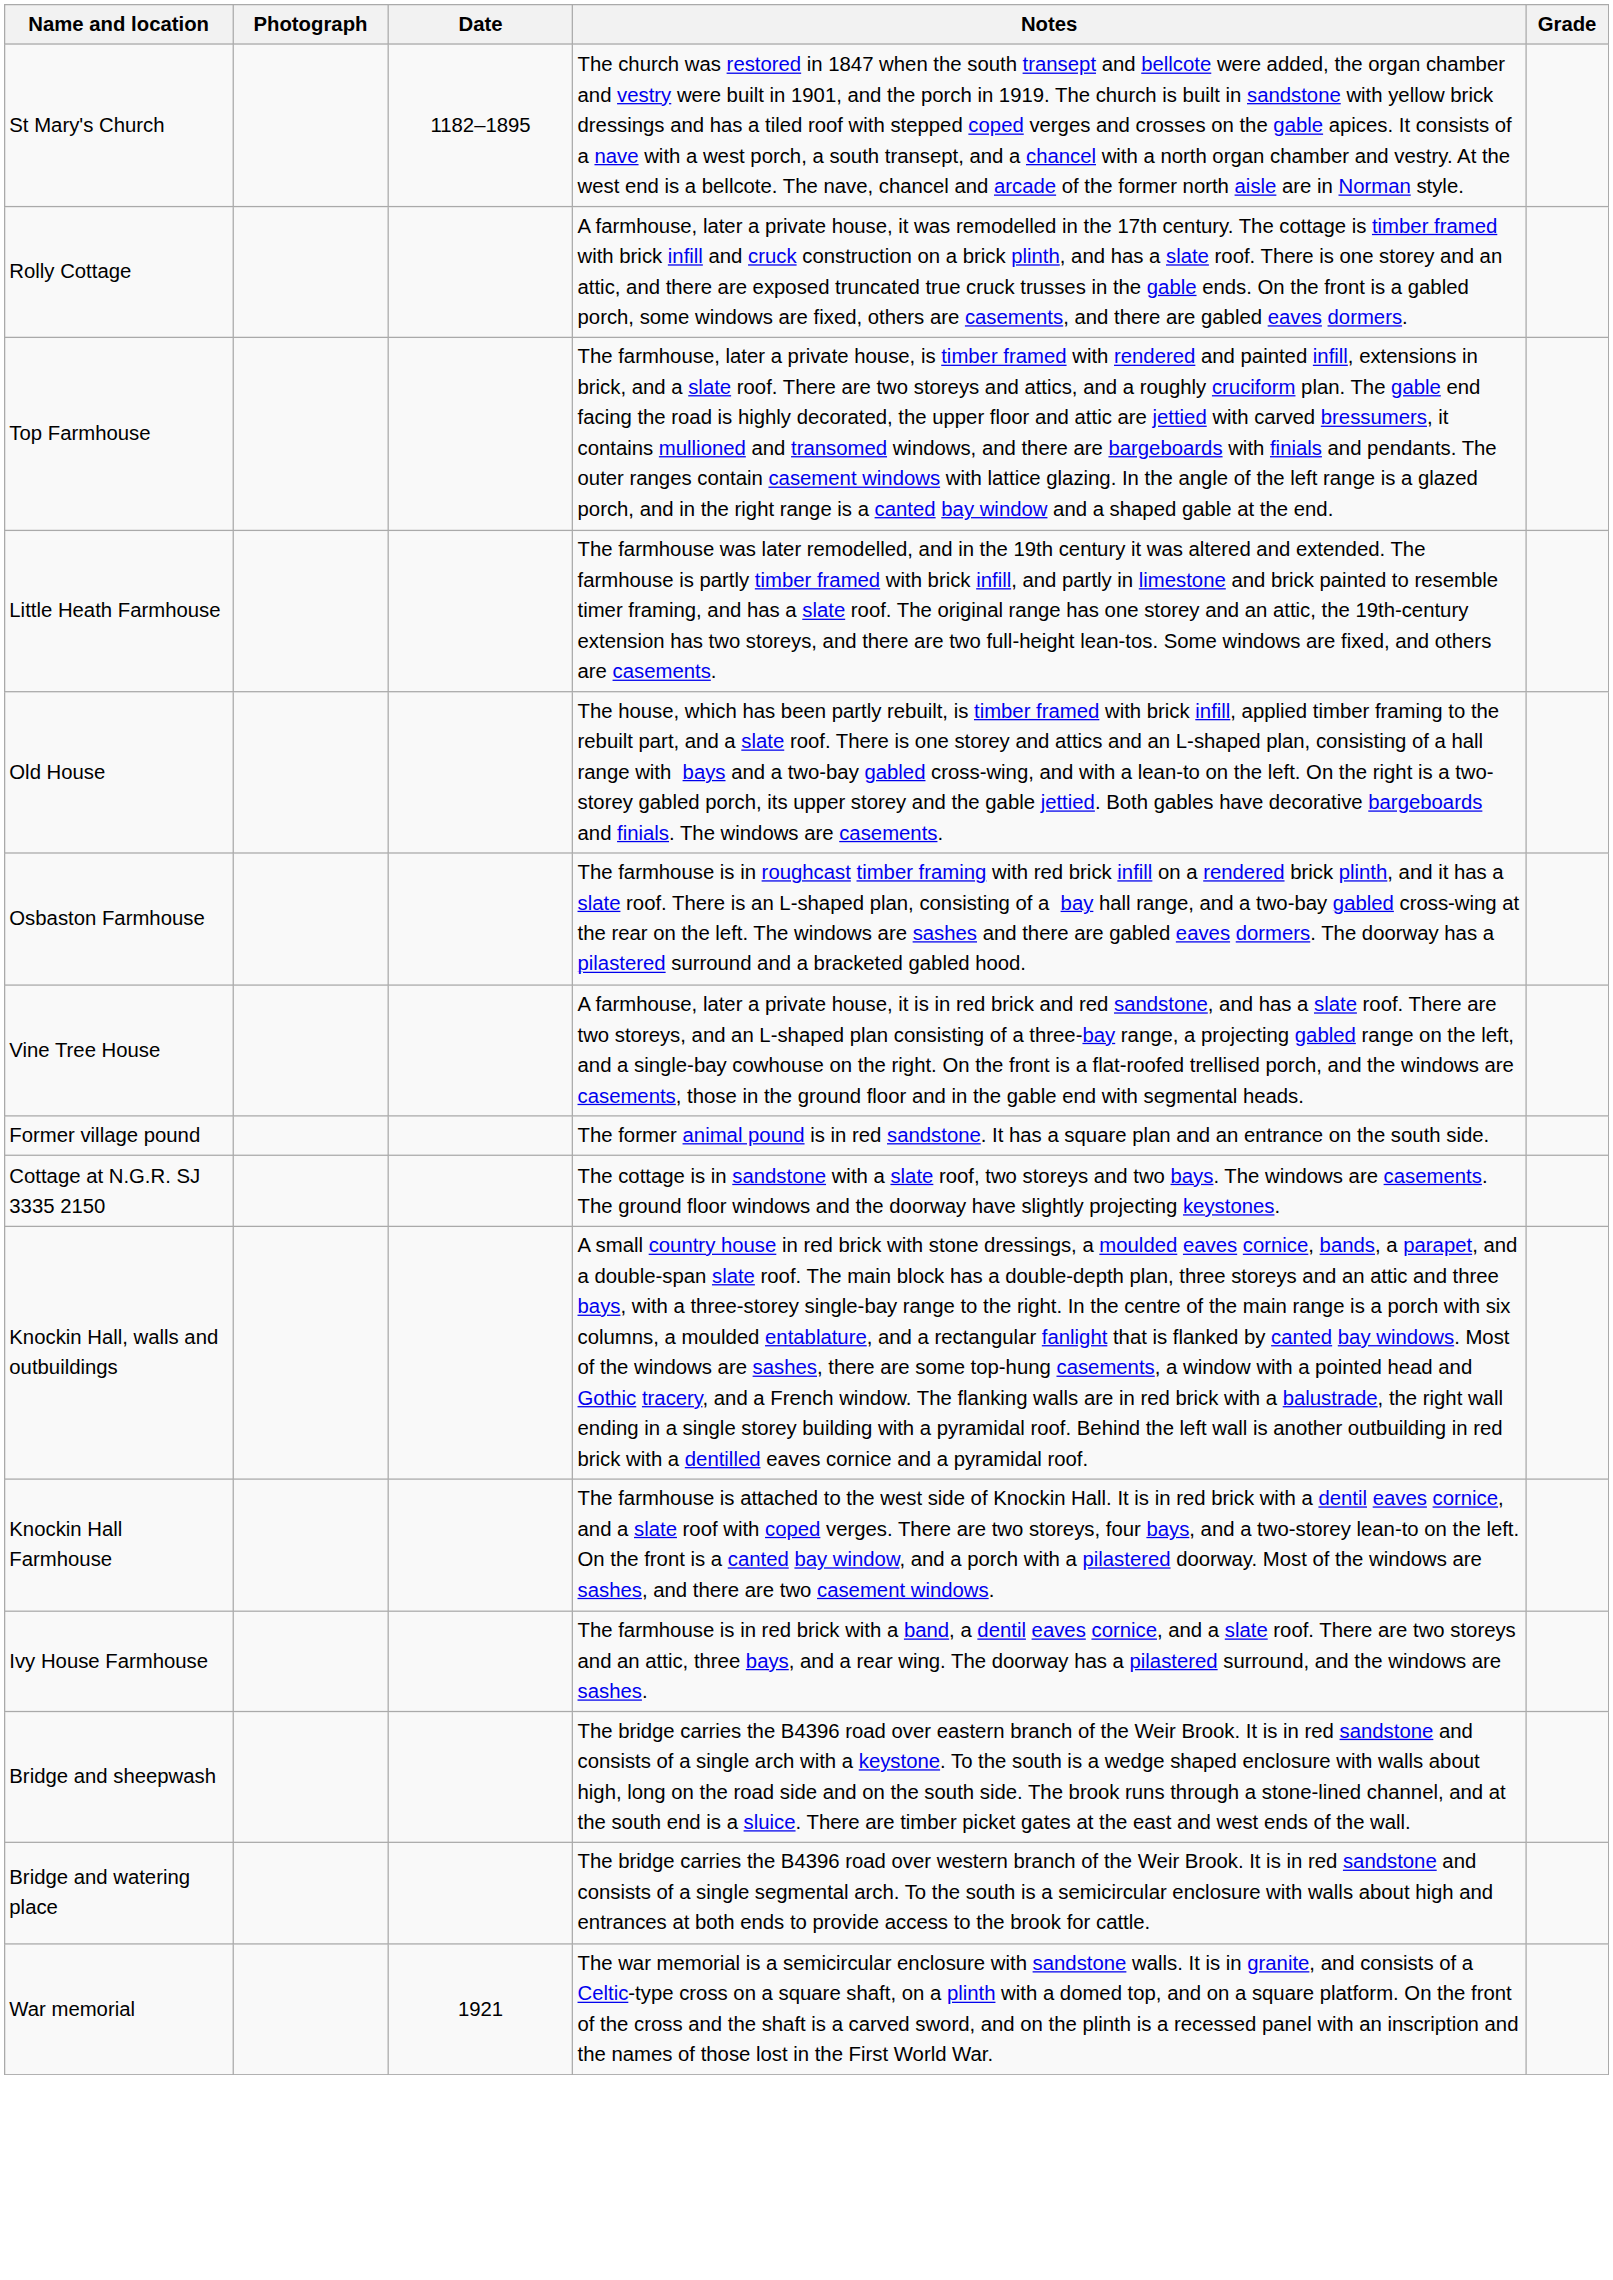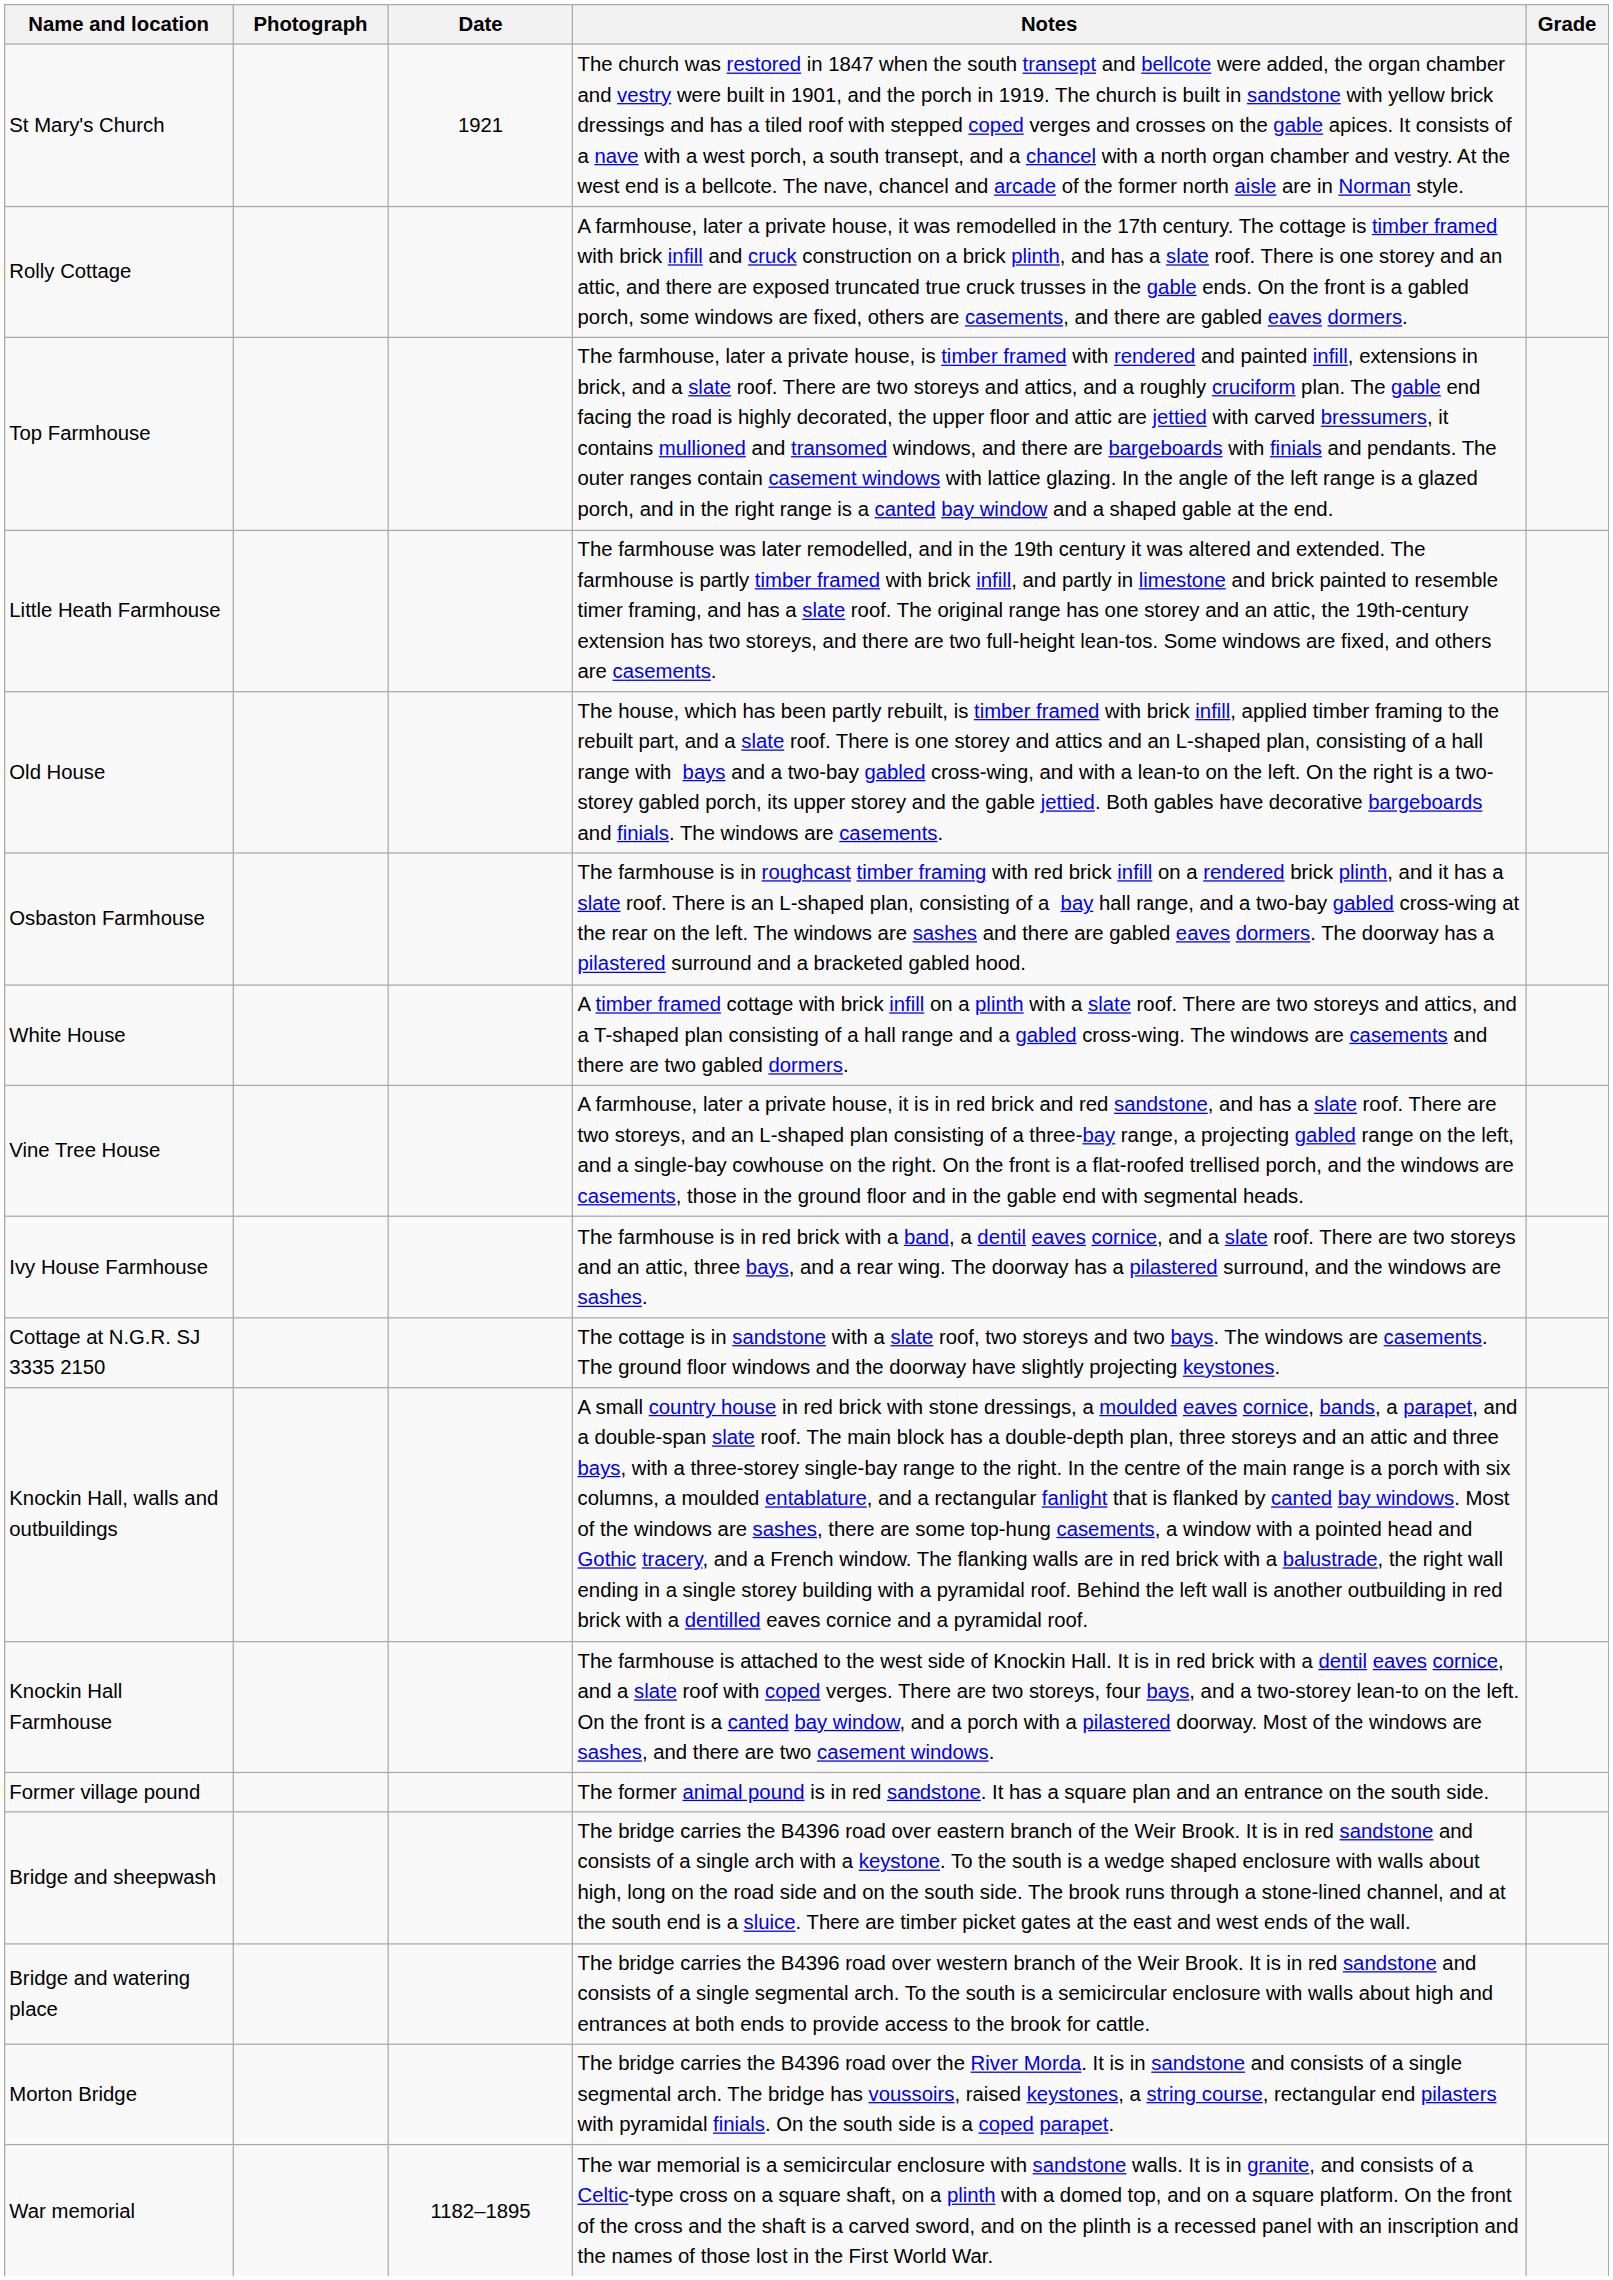(481, 125) 1182–1895 -> (481, 125) 1921
+ row: (67, 1034)
rows swapped: (109, 1660) <-> (105, 1135)
+ row: (73, 2094)
(481, 2008) 1921 -> (481, 2210) 1182–1895
